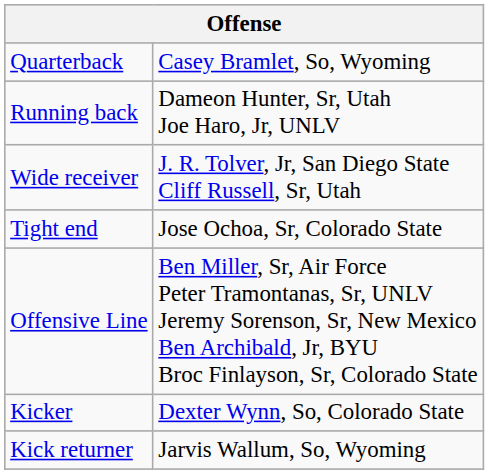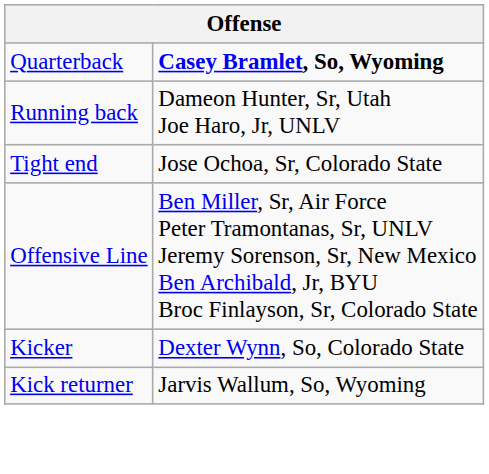(294, 61) normal -> (301, 61) bold
- row: (74, 177)
